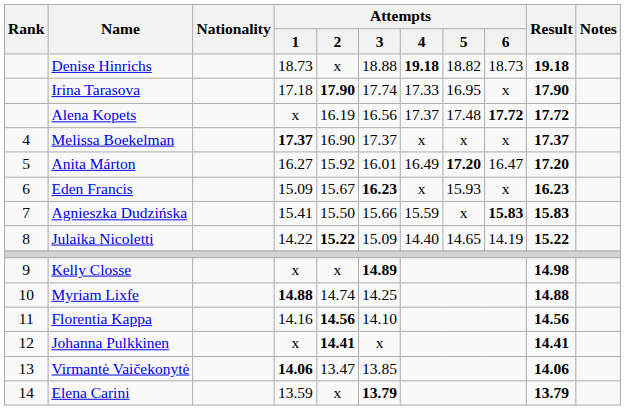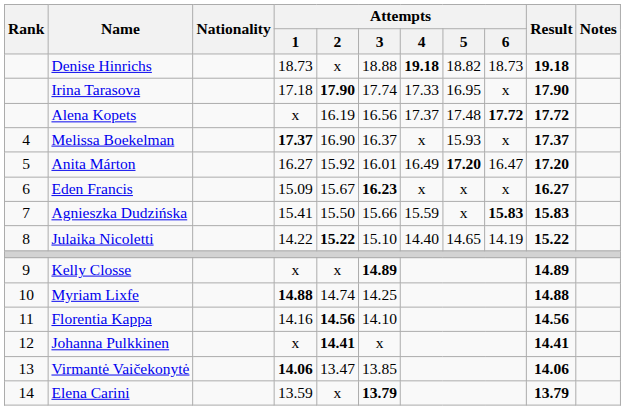(380, 139) 17.37 -> (380, 139) 16.37
(464, 139) x -> (464, 139) 15.93
(464, 189) 15.93 -> (464, 189) x
(551, 189) 16.23 -> (551, 189) 16.27
(380, 238) 15.09 -> (380, 238) 15.10
(551, 270) 14.98 -> (551, 270) 14.89
